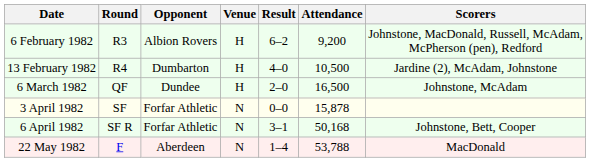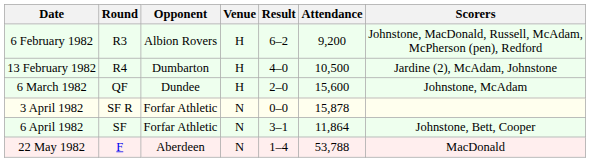(332, 87) 16,500 -> (332, 87) 15,600
(120, 107) SF -> (120, 107) SF R
(120, 127) SF R -> (120, 127) SF
(332, 127) 50,168 -> (332, 127) 11,864
